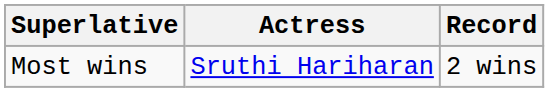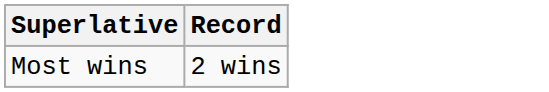- column: (312, 26)
